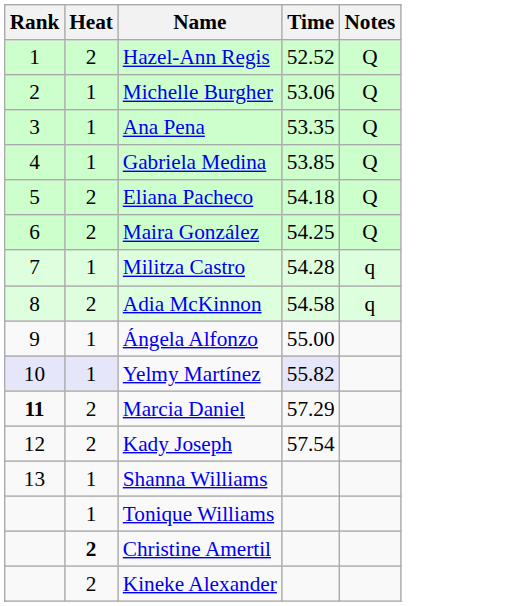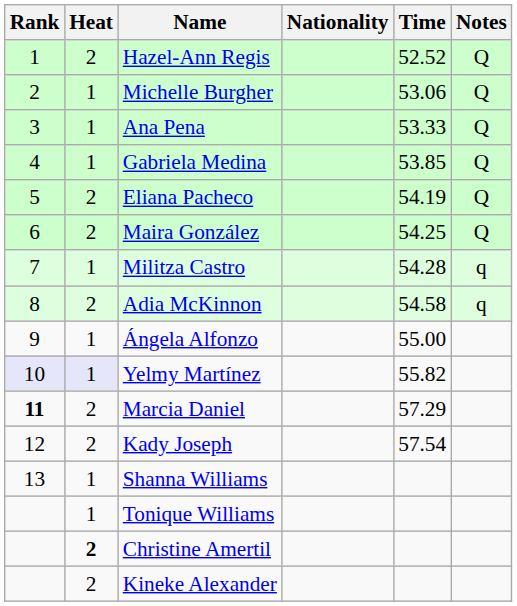+ column: (338, 22)
(311, 127) 53.35 -> (422, 127) 53.33
(311, 197) 54.18 -> (422, 197) 54.19
(311, 373) lavender background -> (422, 373) no background
